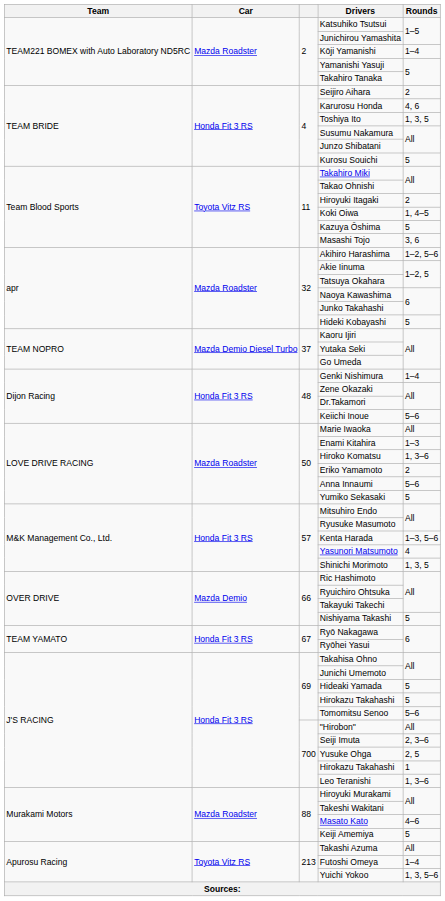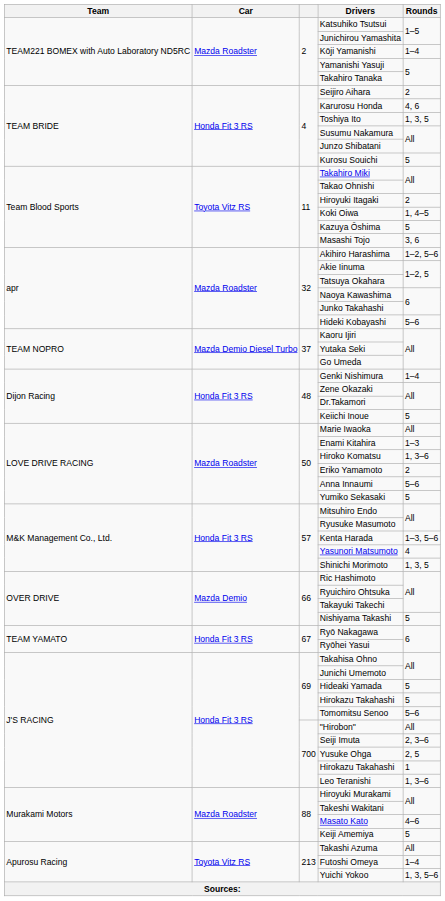(407, 321) 5 -> (412, 321) 5–6
(412, 416) 5–6 -> (407, 416) 5
